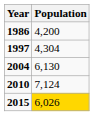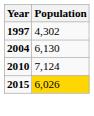- row: (18, 31)
(47, 48) 4,304 -> (47, 31) 4,302
